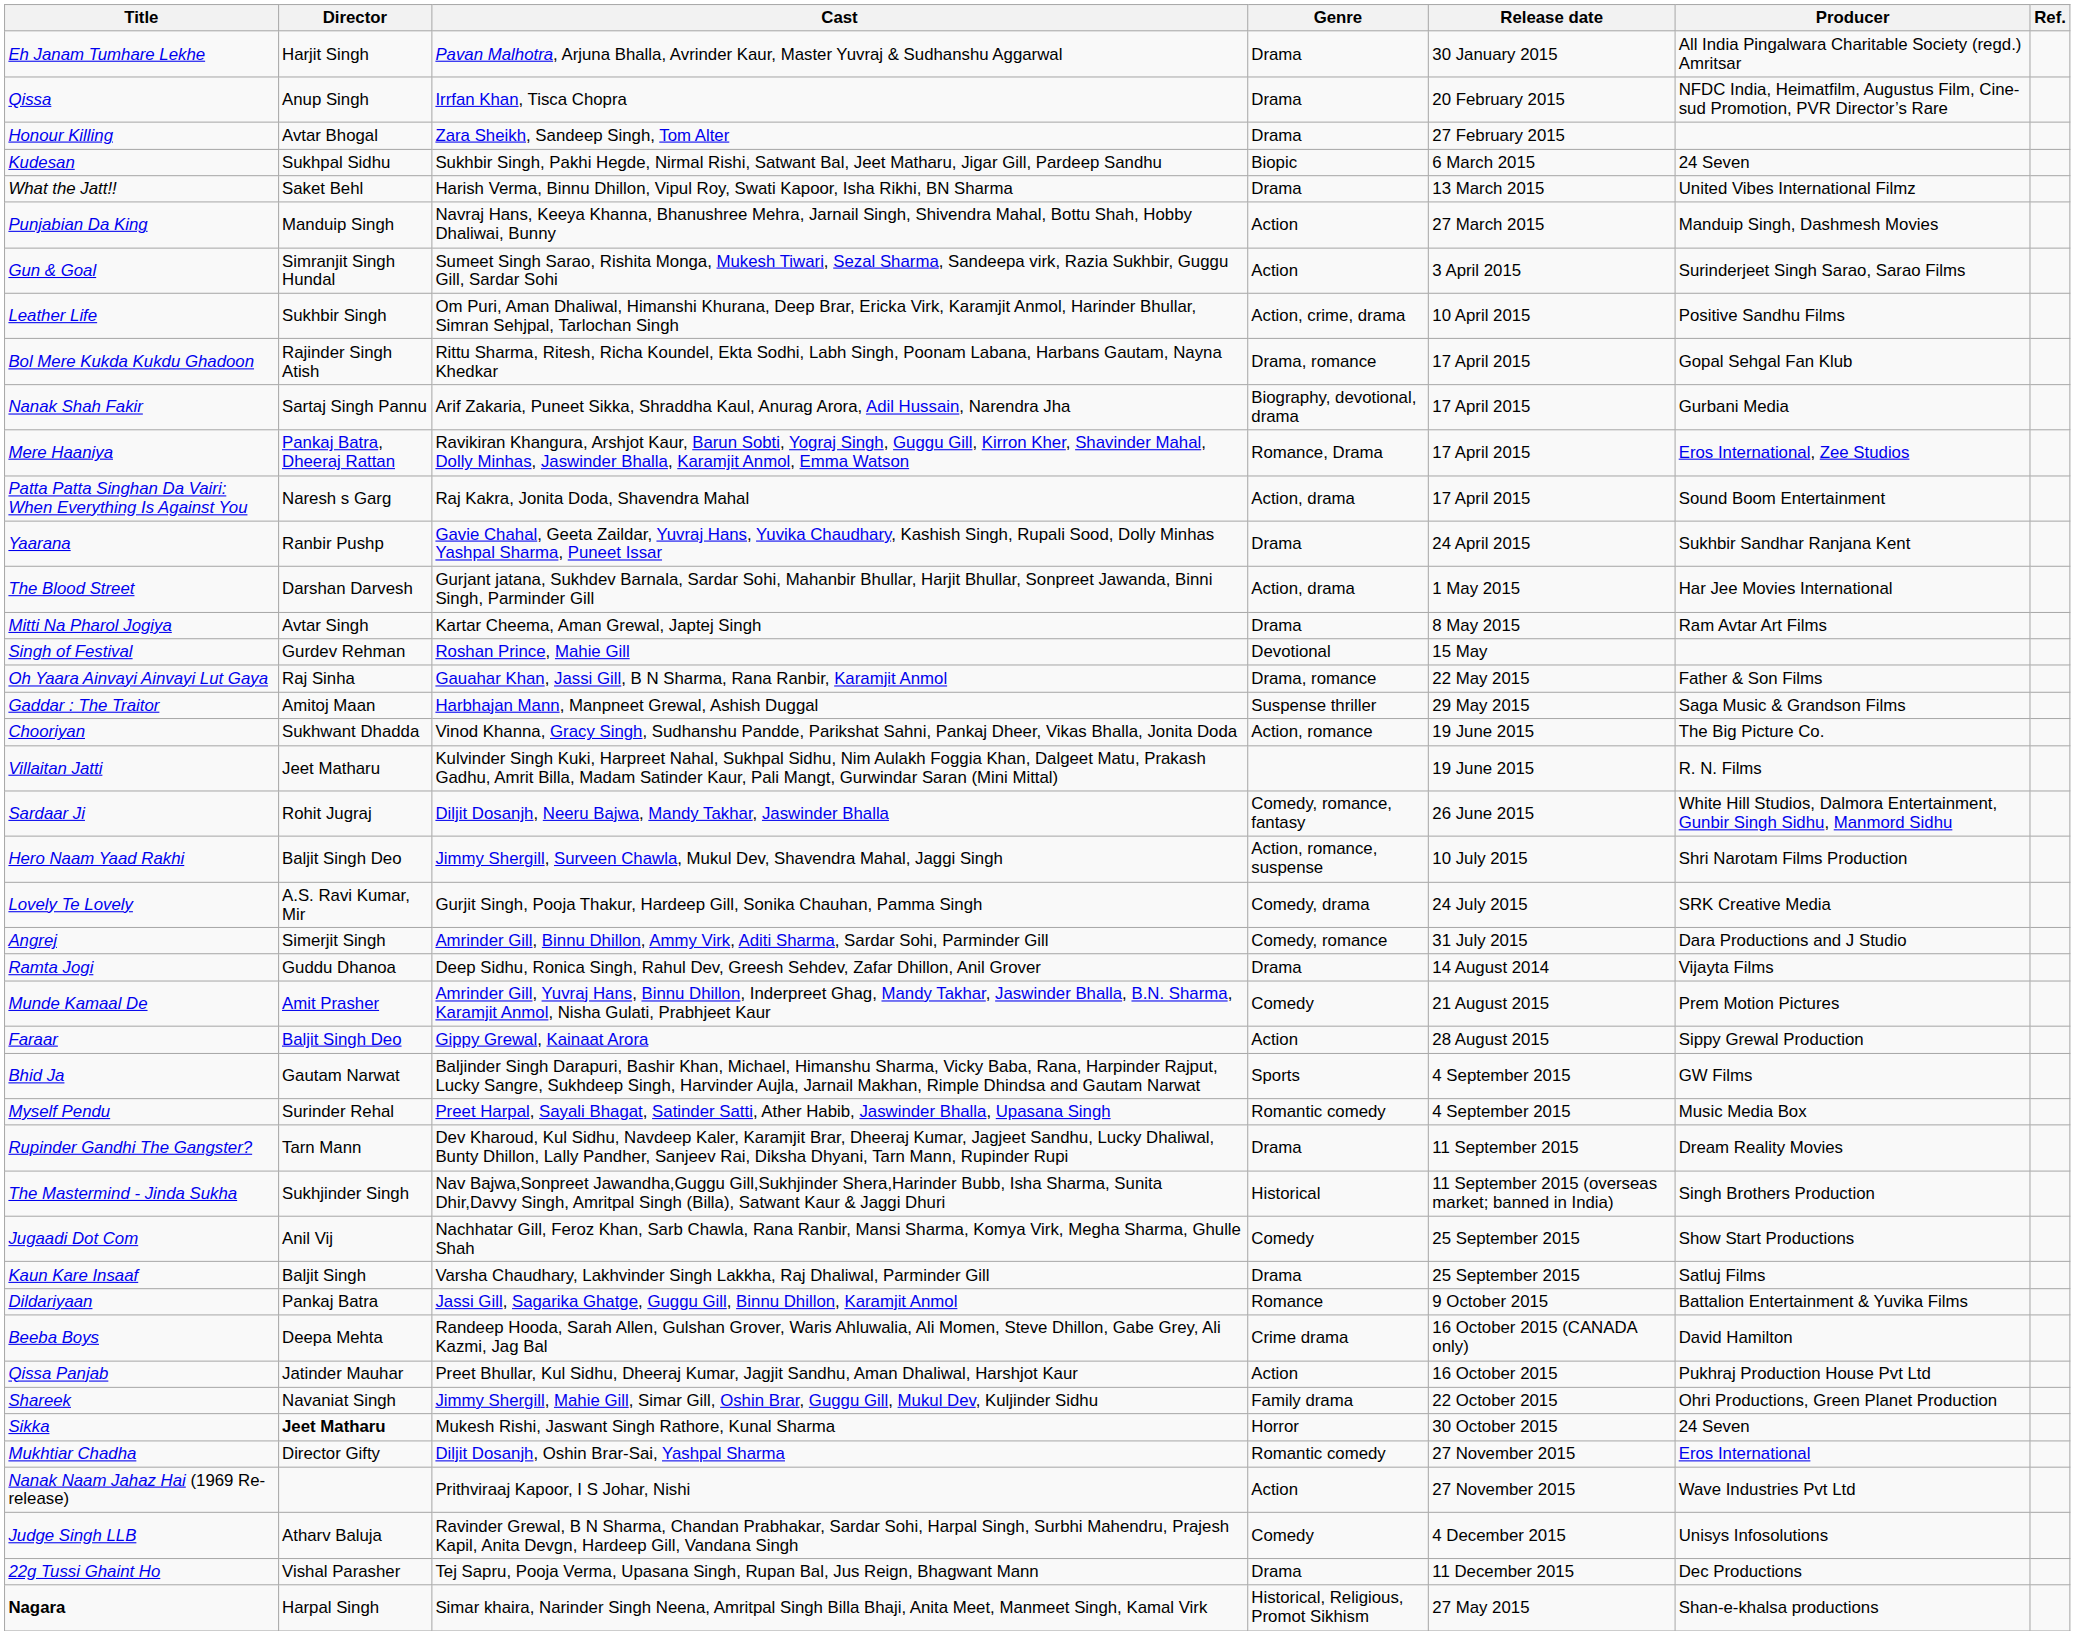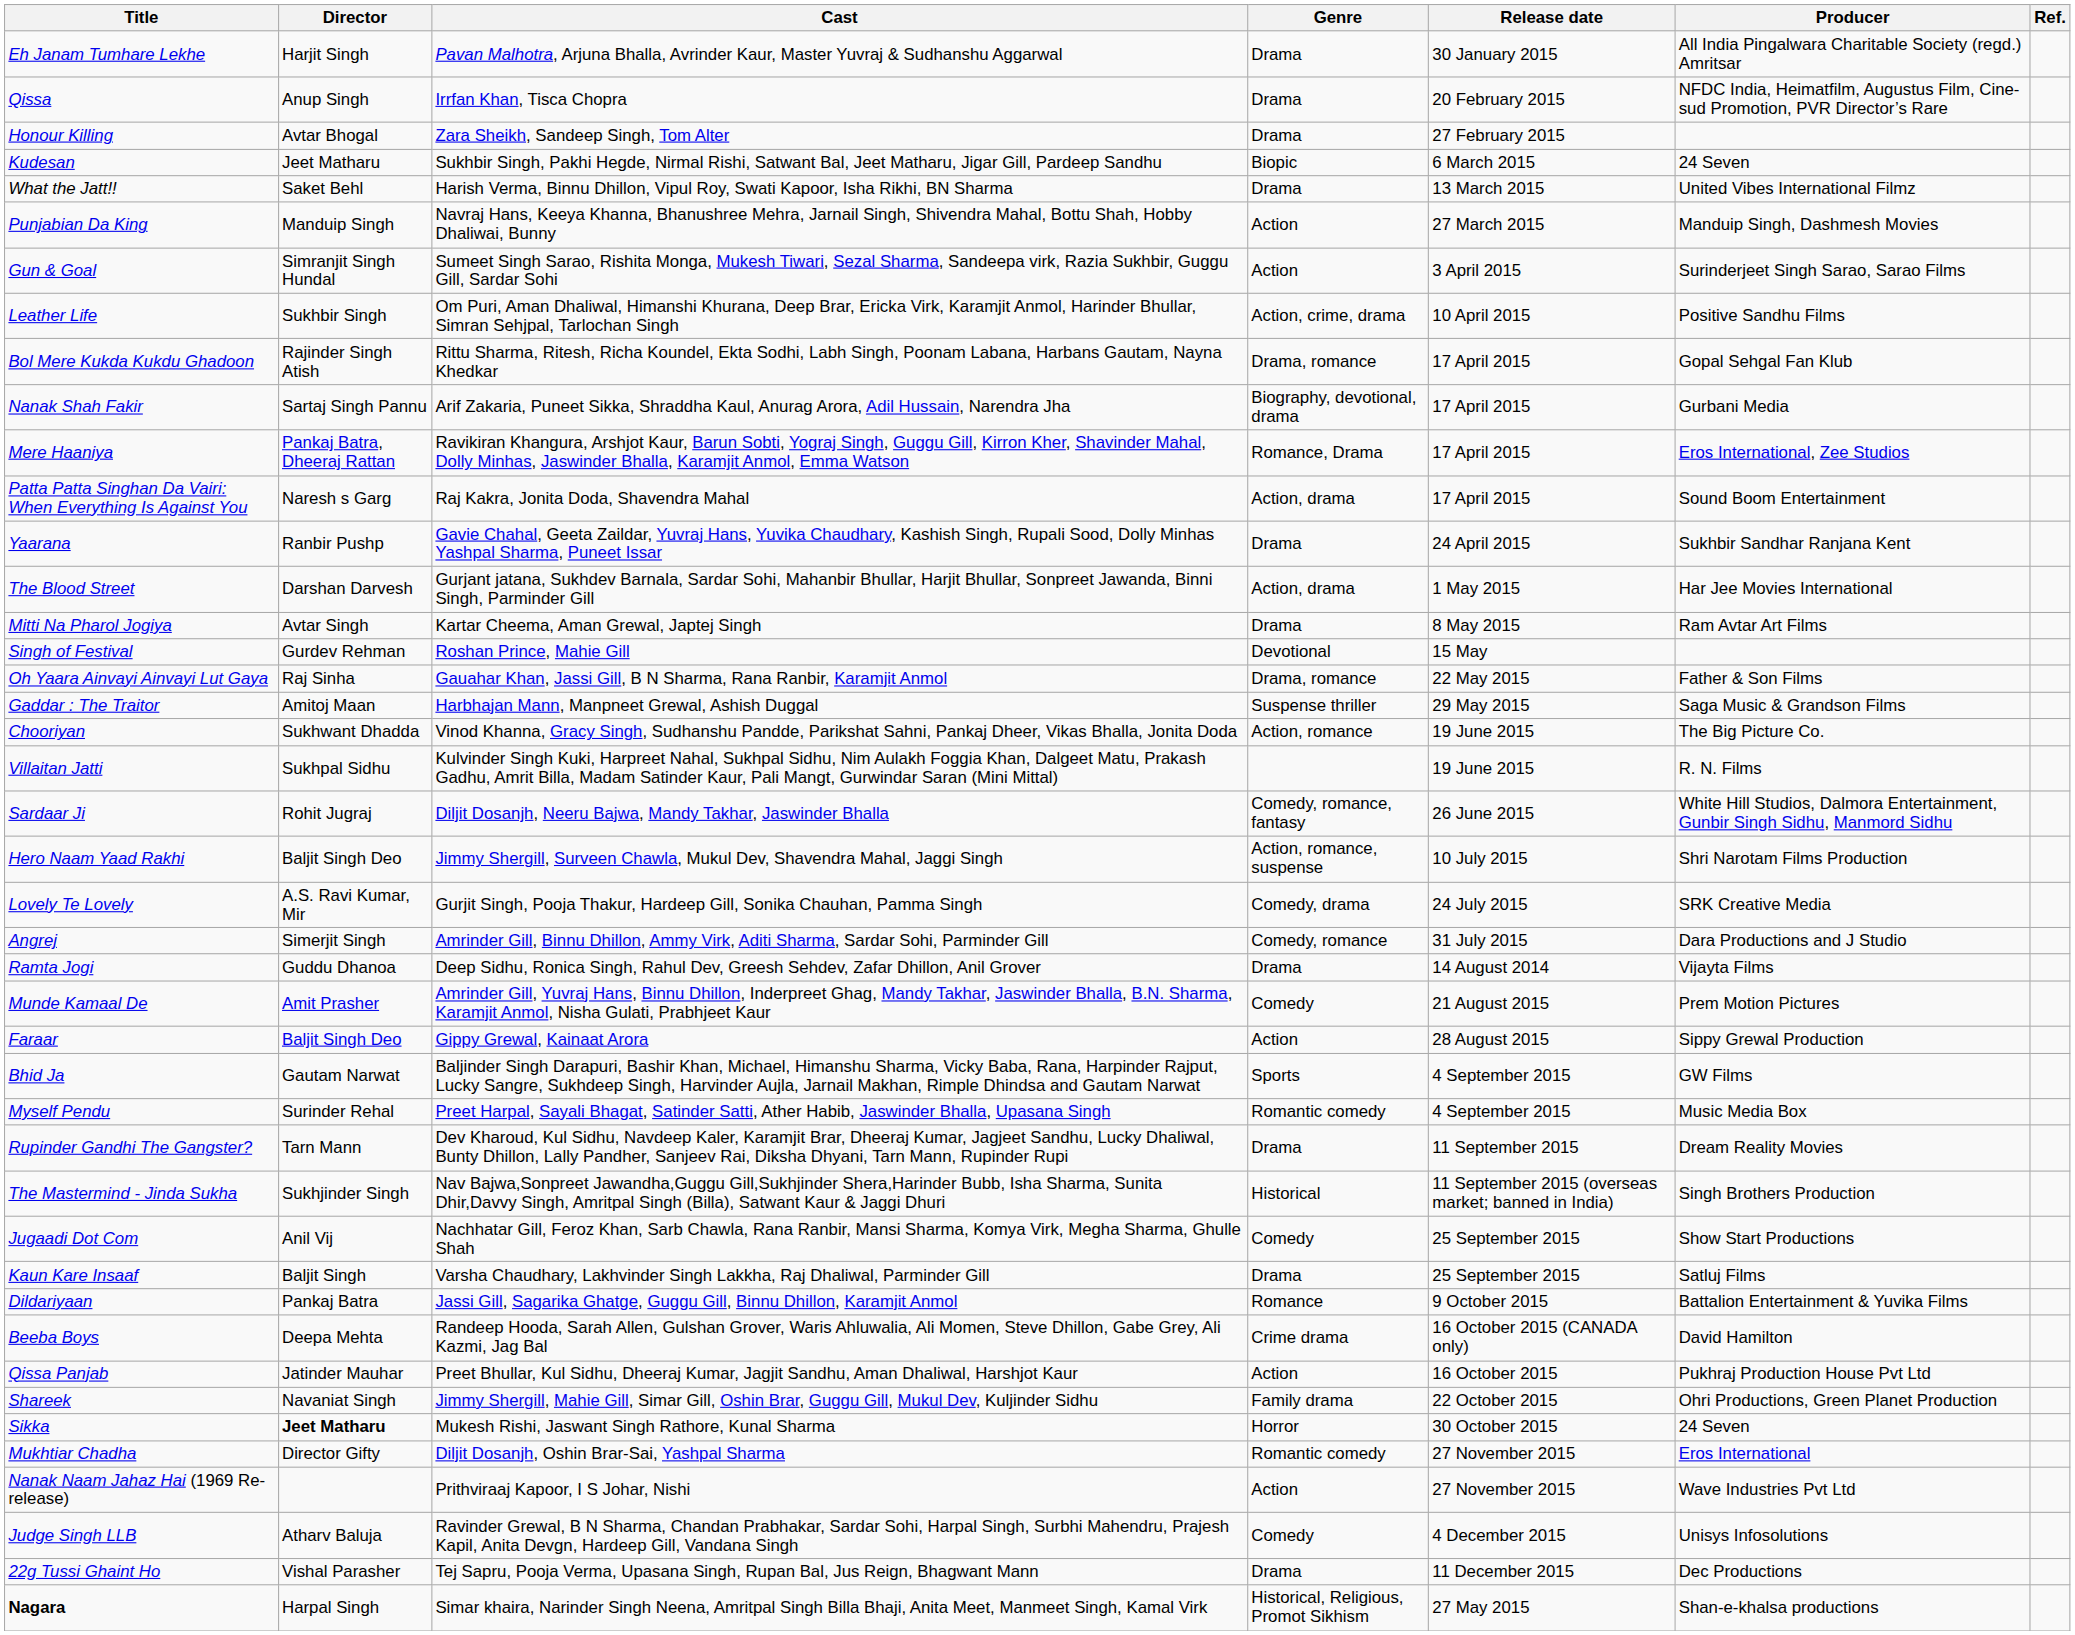(336, 162) Sukhpal Sidhu -> (331, 162) Jeet Matharu
(331, 768) Jeet Matharu -> (336, 768) Sukhpal Sidhu
